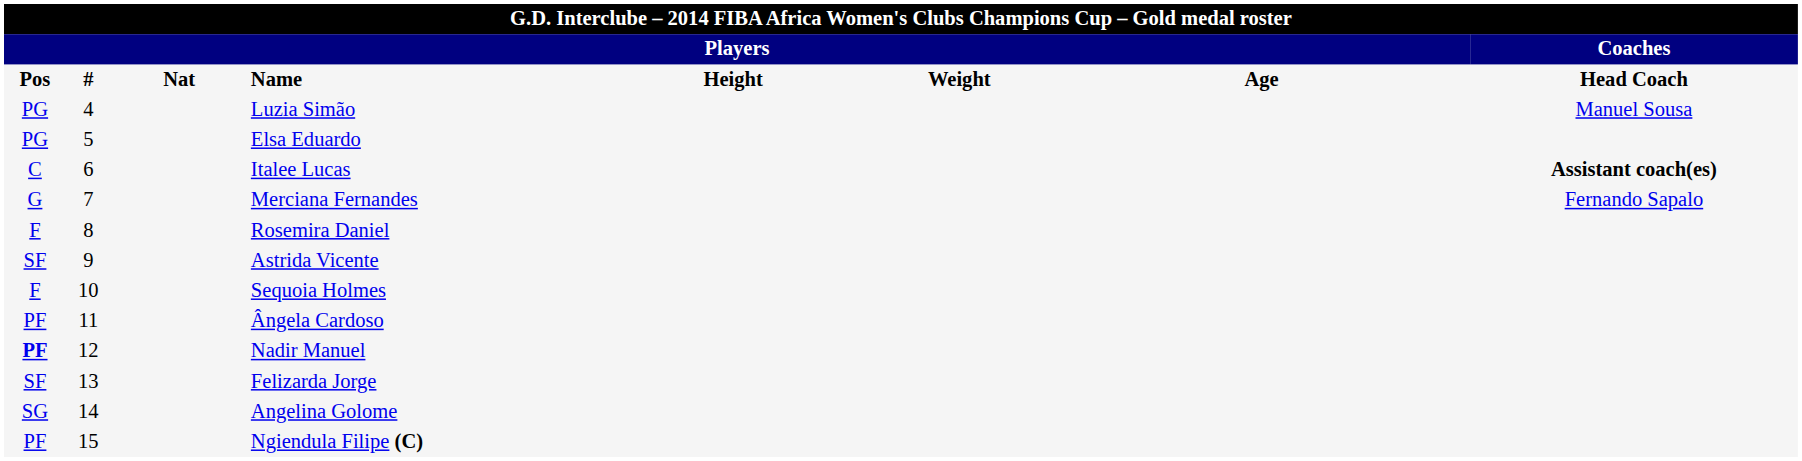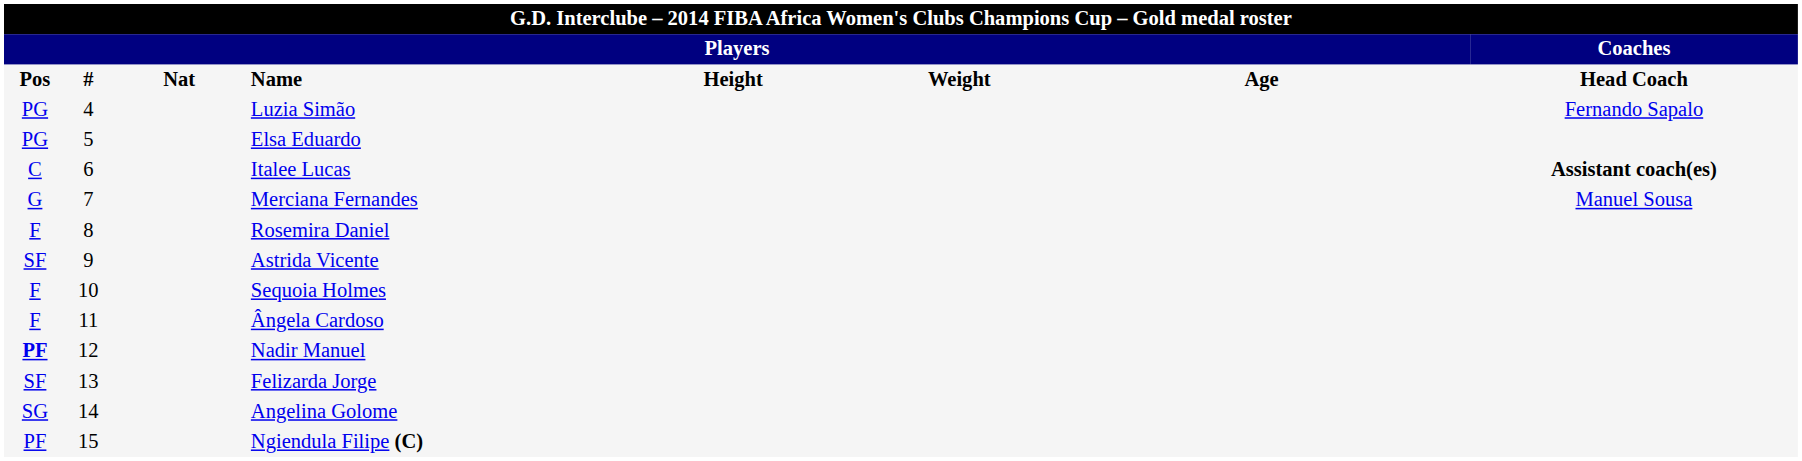(1634, 109) Manuel Sousa -> (1634, 109) Fernando Sapalo
(1634, 200) Fernando Sapalo -> (1634, 200) Manuel Sousa
(35, 320) PF -> (35, 320) F
